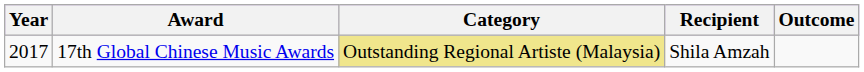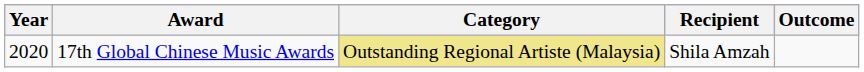(29, 50) 2017 -> (29, 50) 2020
